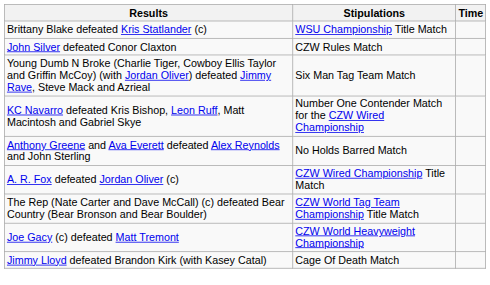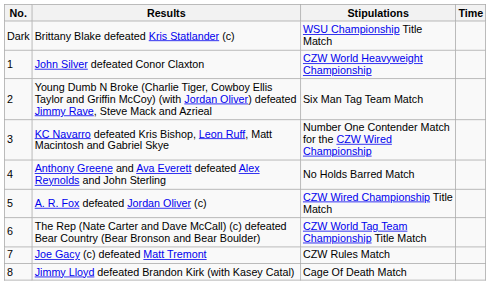+ column: (18, 12)
(339, 46) CZW Rules Match -> (363, 64) CZW World Heavyweight Championship
(355, 237) CZW World Heavyweight Championship -> (347, 255) CZW Rules Match
